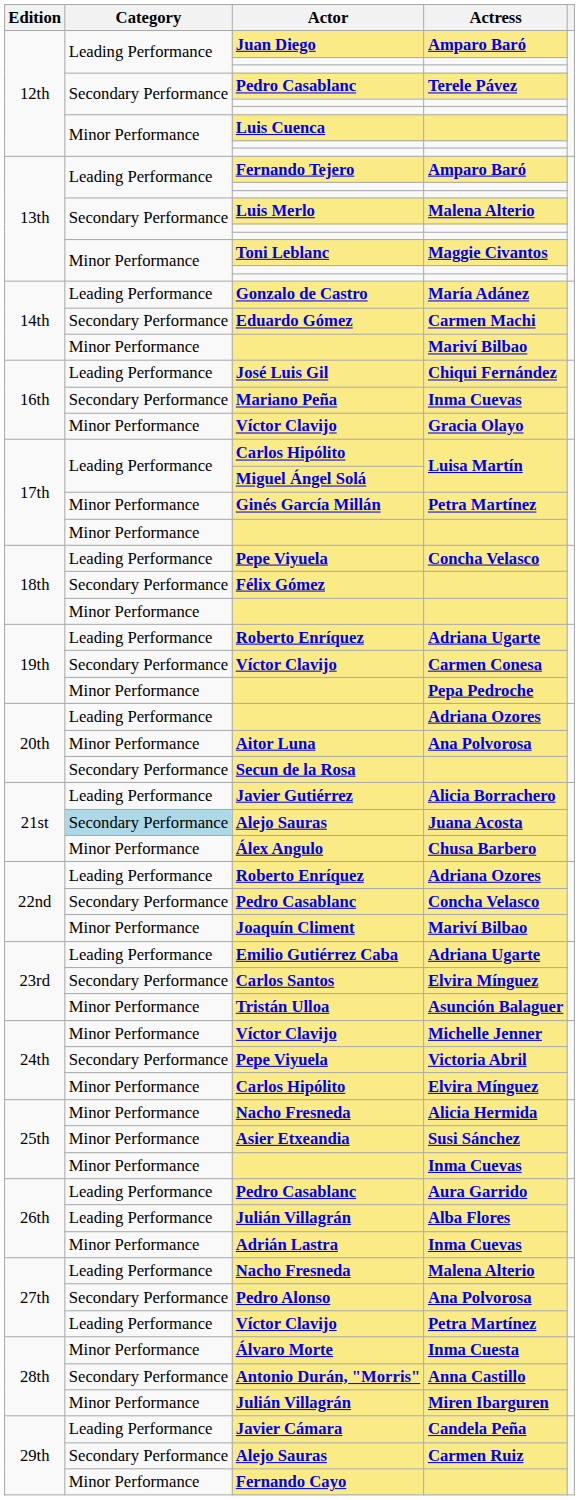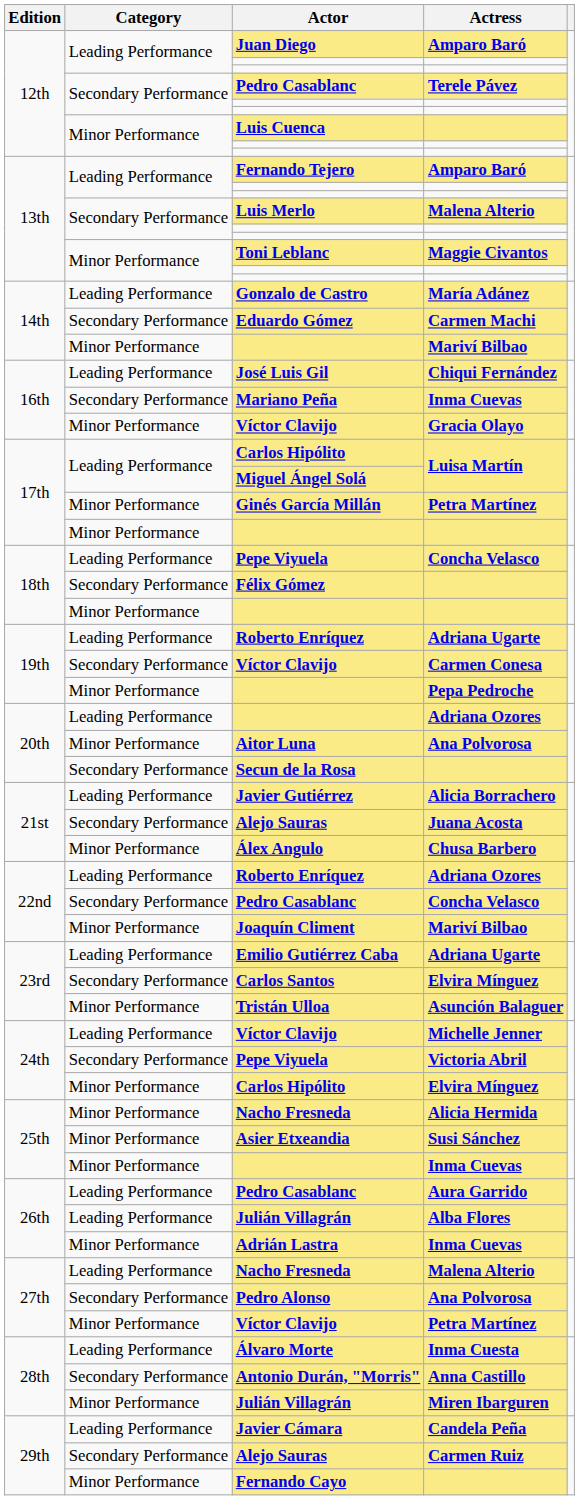(148, 822) lightblue background -> (148, 822) no background
(134, 1033) Minor Performance -> (141, 1033) Leading Performance
(141, 1323) Leading Performance -> (134, 1323) Minor Performance
(134, 1350) Minor Performance -> (141, 1350) Leading Performance
